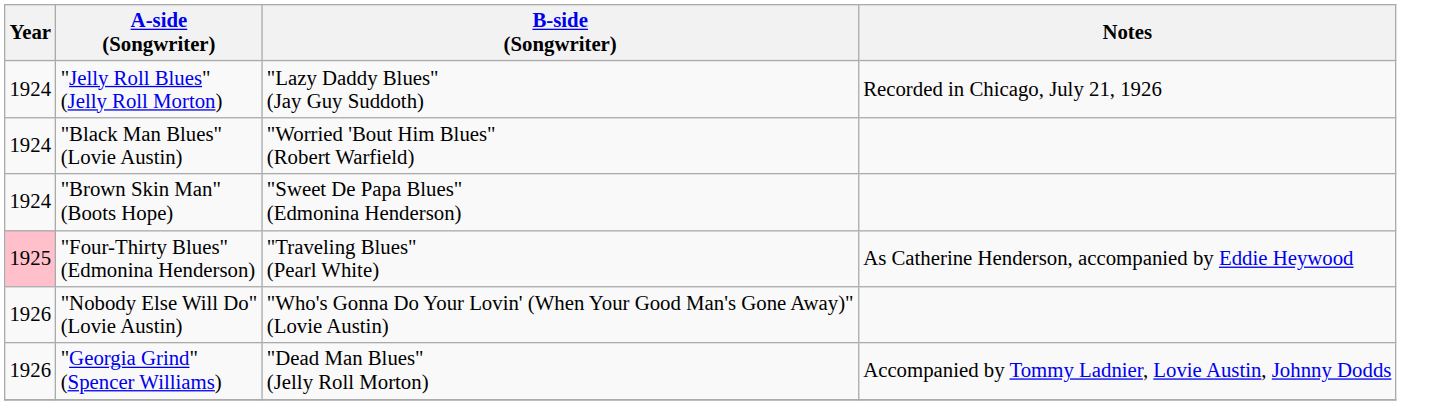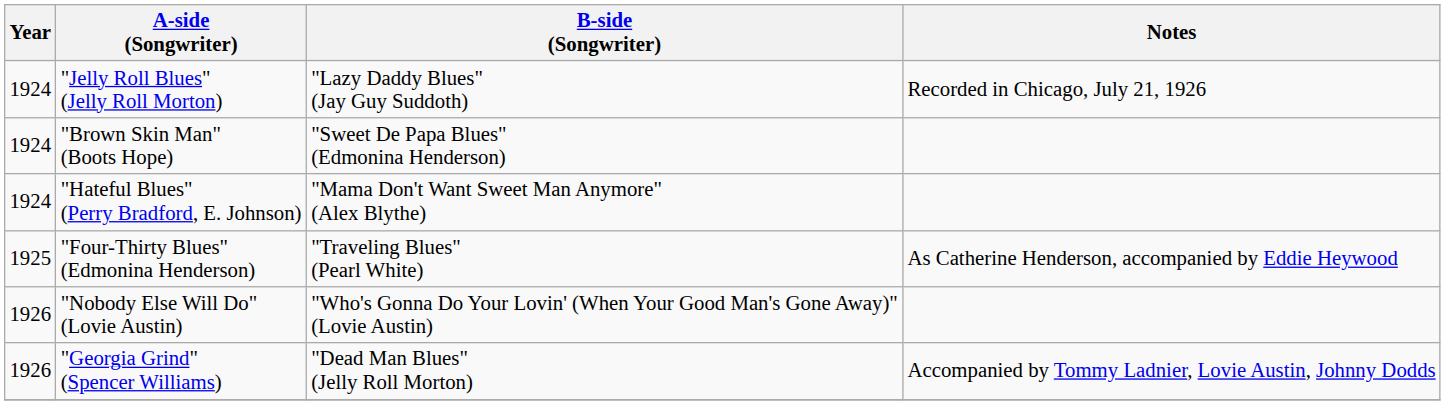- row: (141, 145)
+ row: (181, 201)
(30, 258) pink background -> (30, 258) no background
